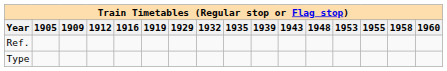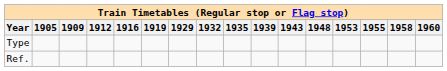rows swapped: (18, 43) <-> (18, 58)
